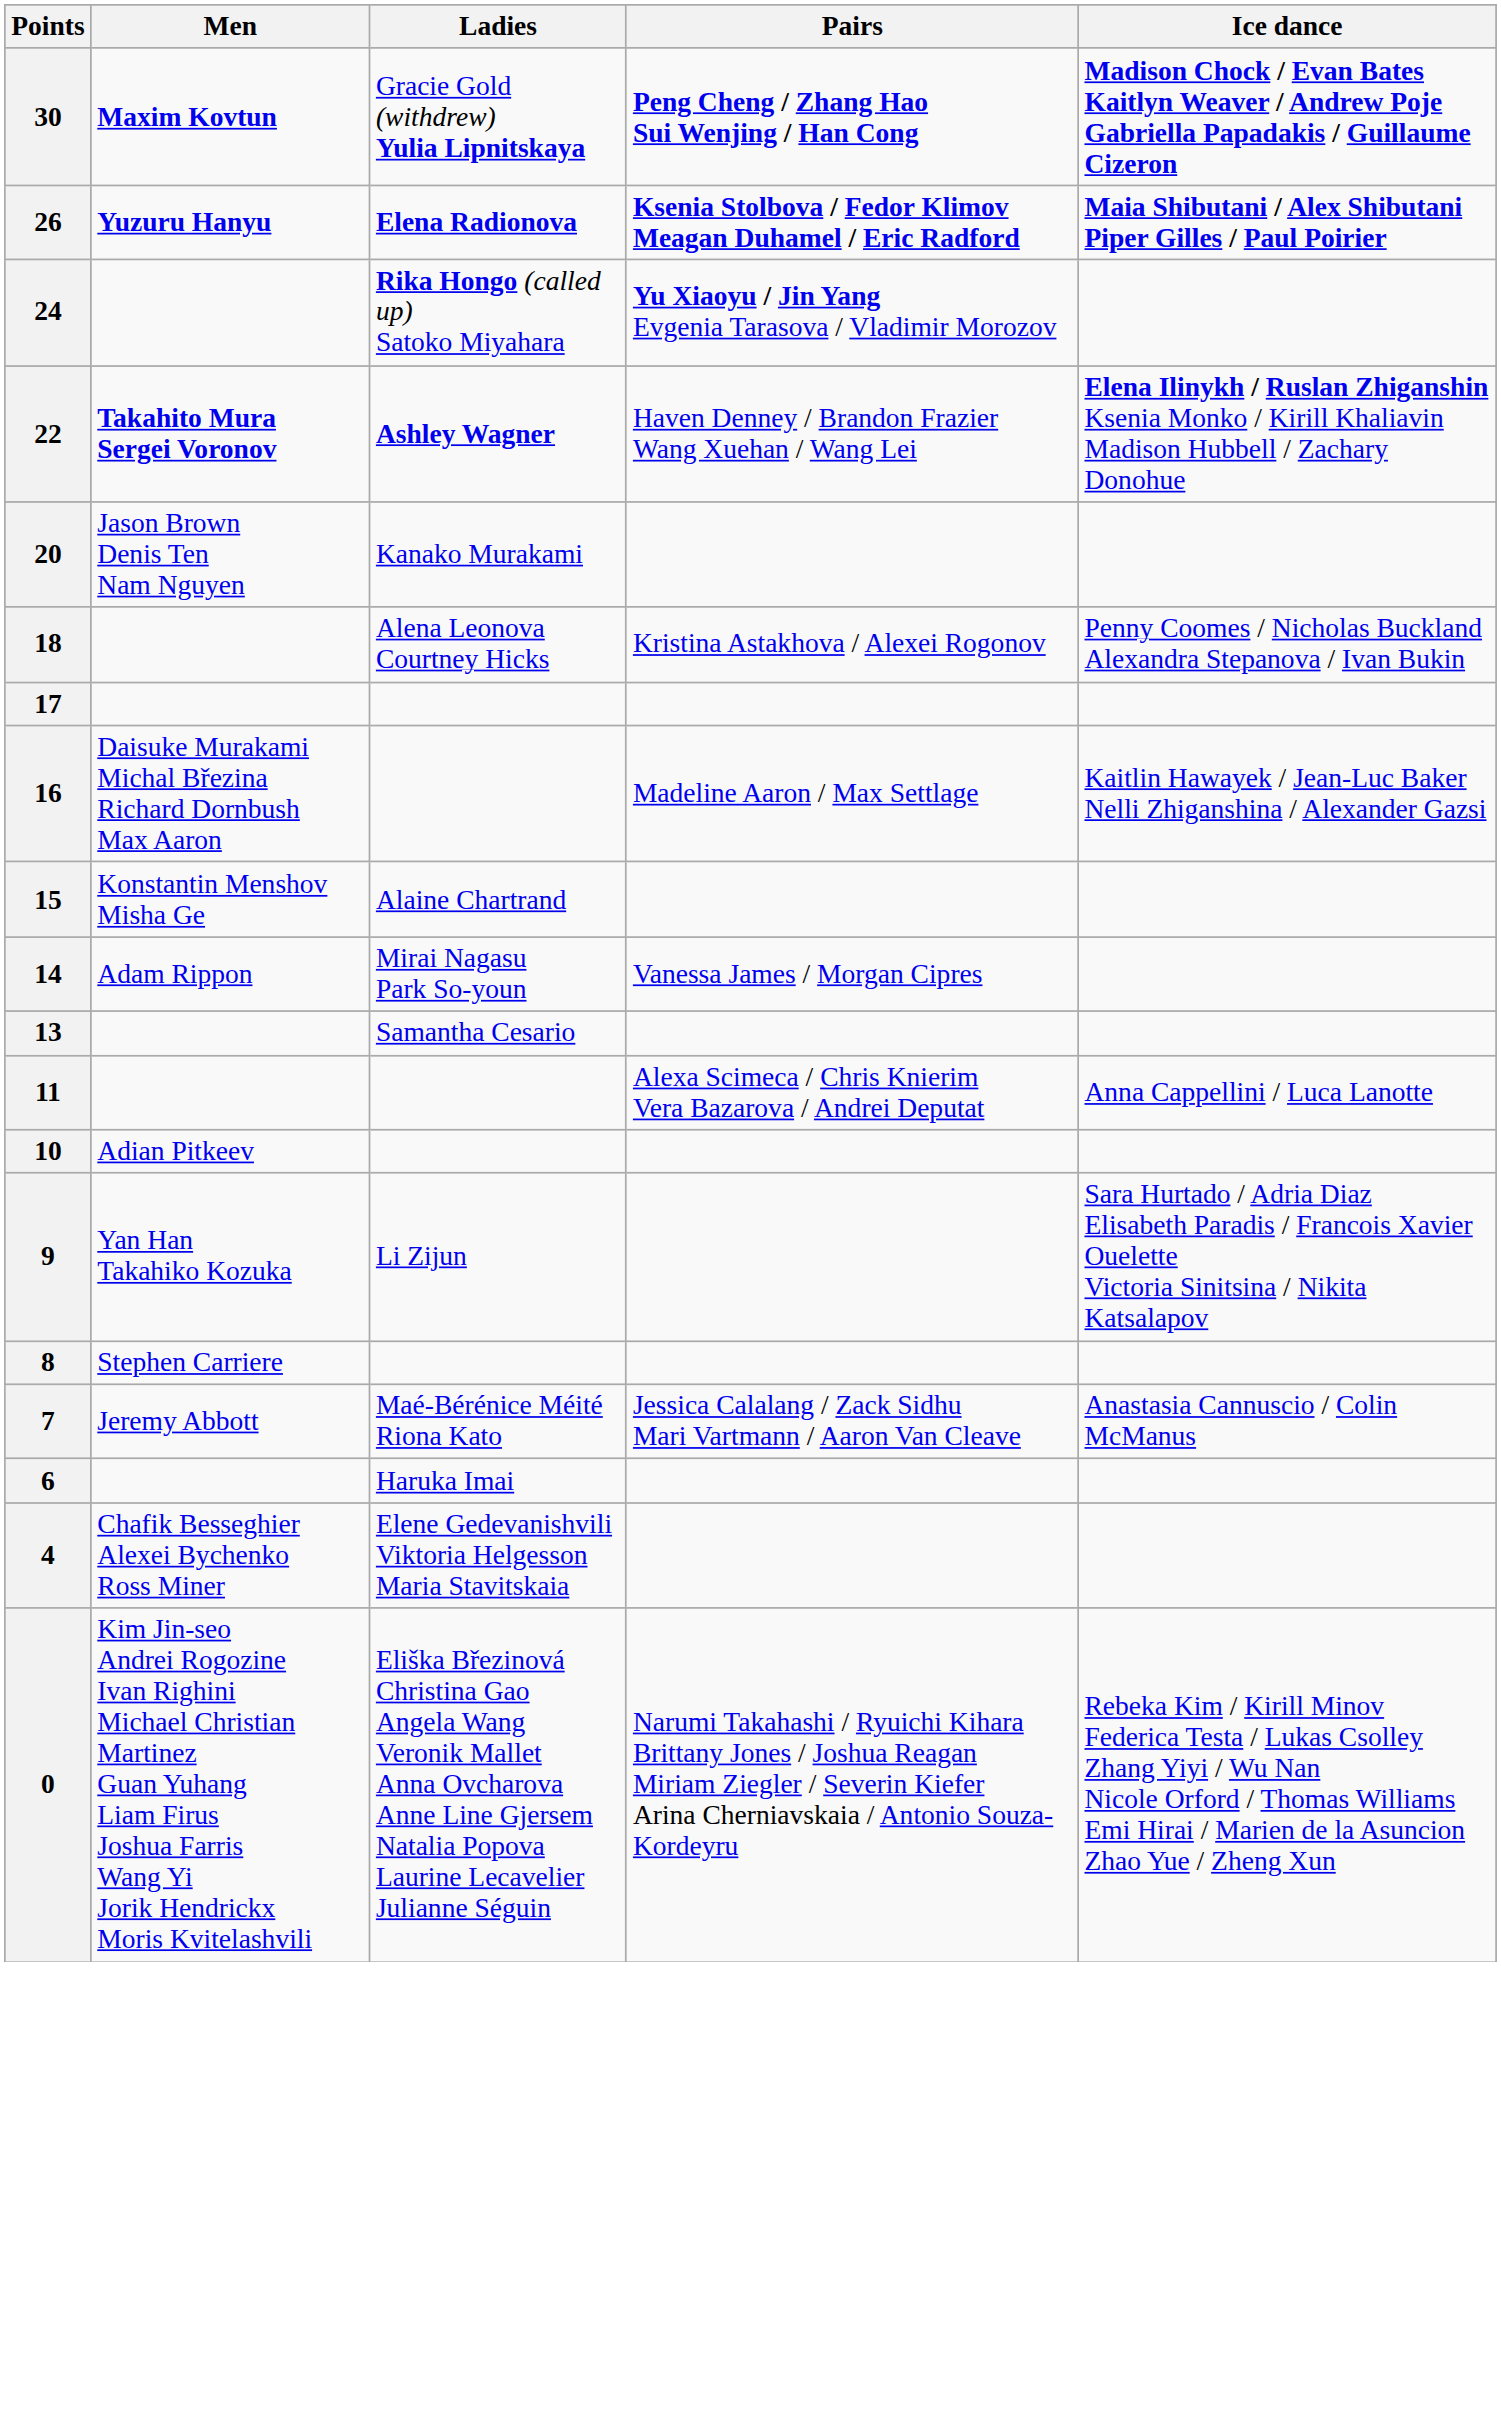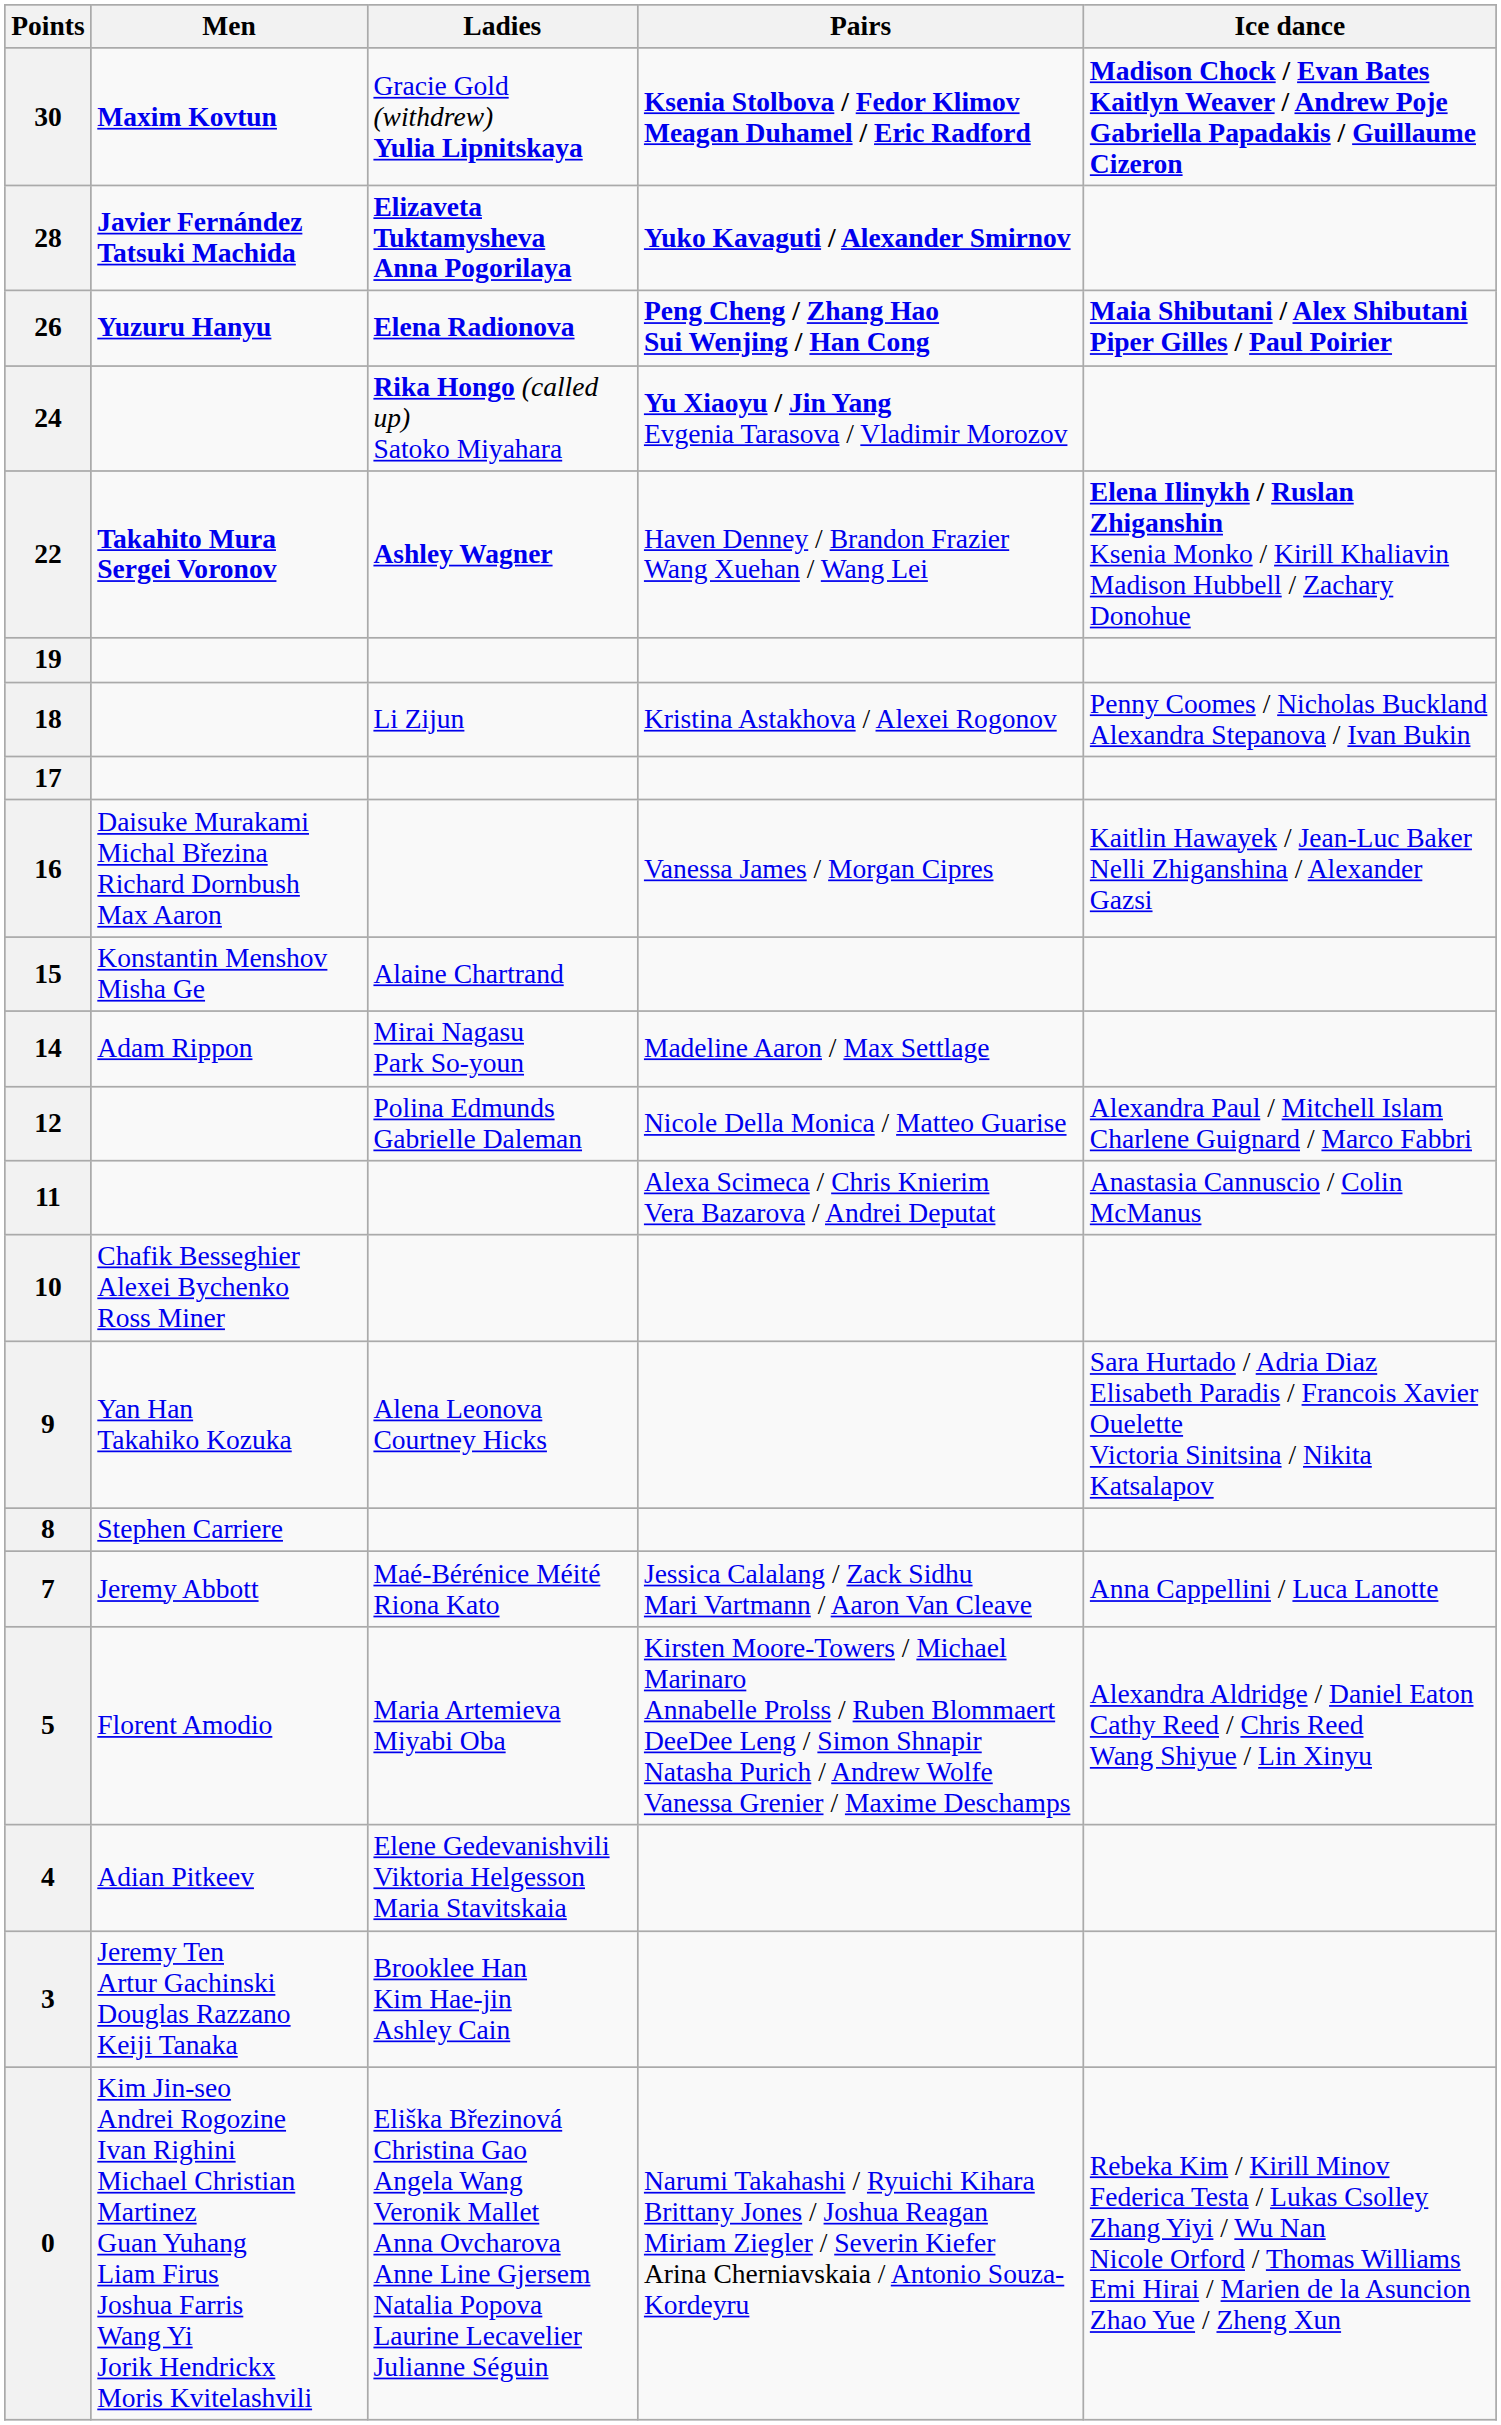(780, 116) Peng Cheng / Zhang Hao Sui Wenjing / Han Cong -> (837, 116) Ksenia Stolbova / Fedor Klimov Meagan Duhamel / Eric Radford
+ row: (48, 237)
(826, 221) Ksenia Stolbova / Fedor Klimov Meagan Duhamel / Eric Radford -> (792, 327) Peng Cheng / Zhang Hao Sui Wenjing / Han Cong
- row: (48, 554)
+ row: (48, 659)
(463, 644) Alena Leonova Courtney Hicks -> (419, 718) Li Zijun
(806, 793) Madeline Aaron / Max Settlage -> (819, 868) Vanessa James / Morgan Cipres
(808, 973) Vanessa James / Morgan Cipres -> (817, 1048) Madeline Aaron / Max Settlage
- row: (48, 1032)
+ row: (48, 1122)
(1259, 1091) Anna Cappellini / Luca Lanotte -> (1246, 1197) Anastasia Cannuscio / Colin McManus
(176, 1150) Adian Pitkeev -> (199, 1287) Chafik Besseghier Alexei Bychenko Ross Miner
(421, 1256) Li Zijun -> (460, 1424) Alena Leonova Courtney Hicks
(1241, 1421) Anastasia Cannuscio / Colin McManus -> (1264, 1588) Anna Cappellini / Luca Lanotte
- row: (48, 1480)
+ row: (48, 1725)
(199, 1554) Chafik Besseghier Alexei Bychenko Ross Miner -> (176, 1877) Adian Pitkeev
+ row: (48, 1998)
